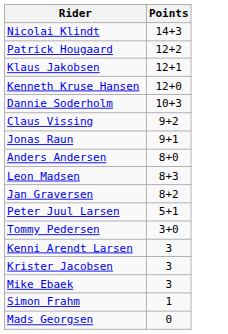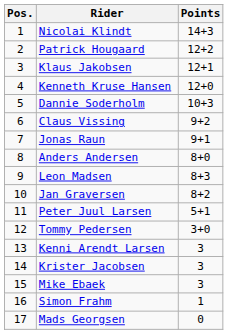+ column: (20, 14)
